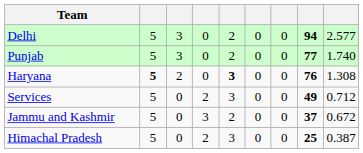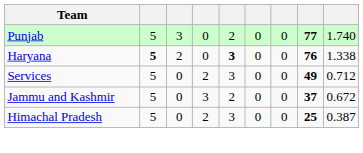- row: (22, 35)
(341, 76) 1.308 -> (341, 55) 1.338
